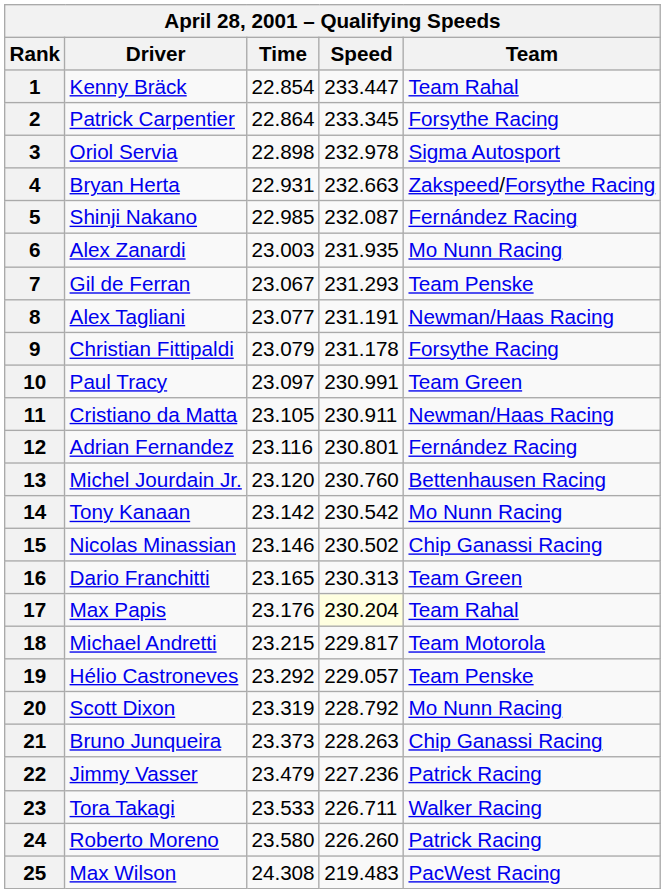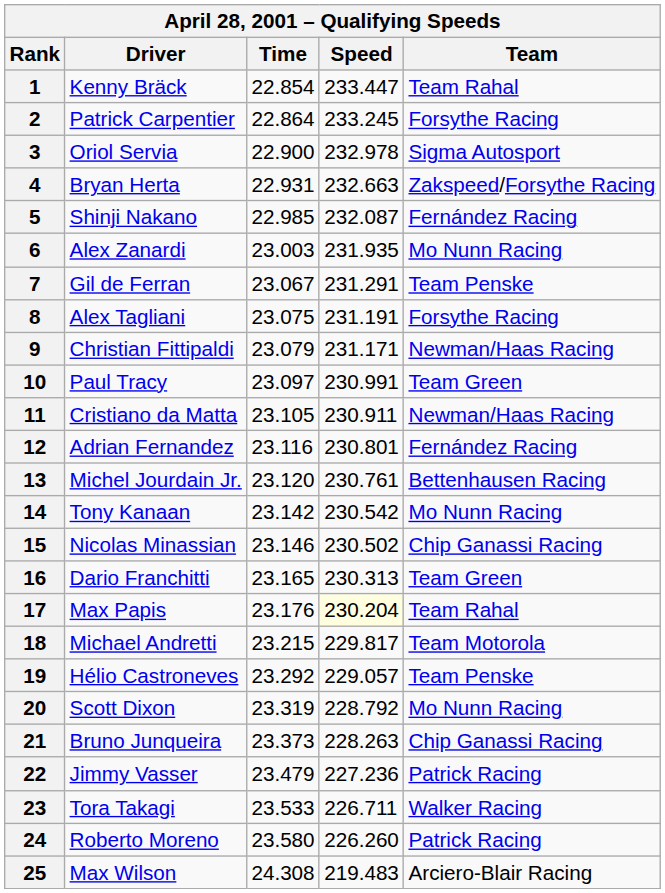(362, 119) 233.345 -> (362, 119) 233.245
(283, 152) 22.898 -> (283, 152) 22.900
(362, 283) 231.293 -> (362, 283) 231.291
(283, 316) 23.077 -> (283, 316) 23.075
(511, 316) Newman/Haas Racing -> (484, 316) Forsythe Racing
(362, 348) 231.178 -> (362, 348) 231.171
(484, 348) Forsythe Racing -> (511, 348) Newman/Haas Racing
(362, 479) 230.760 -> (362, 479) 230.761
(485, 872) PacWest Racing -> (500, 872) Arciero-Blair Racing
